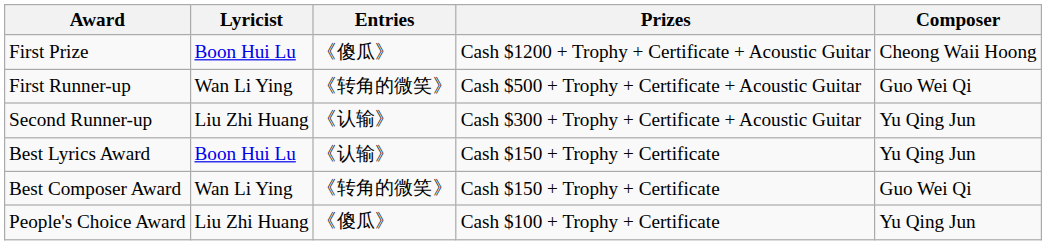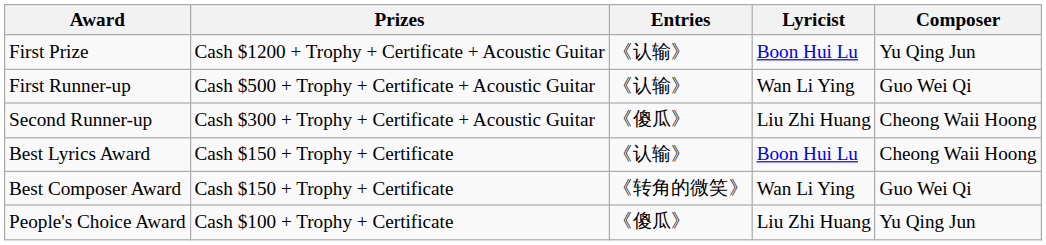columns swapped: (666, 19) <-> (252, 19)
(356, 51) 《傻瓜》 -> (652, 51) 《认输》
(958, 51) Cheong Waii Hoong -> (928, 51) Yu Qing Jun
(385, 85) 《转角的微笑》 -> (652, 85) 《认输》
(356, 119) 《认输》 -> (652, 119) 《傻瓜》
(928, 120) Yu Qing Jun -> (958, 120) Cheong Waii Hoong
(928, 154) Yu Qing Jun -> (958, 154) Cheong Waii Hoong
